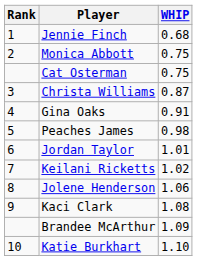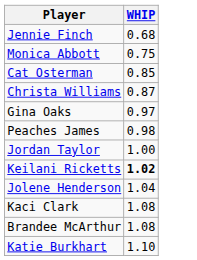- column: (22, 15)
(175, 73) 0.75 -> (141, 73) 0.85
(175, 111) 0.91 -> (141, 111) 0.97
(175, 150) 1.01 -> (141, 150) 1.00
(175, 169) normal -> (141, 169) bold
(175, 188) 1.06 -> (141, 188) 1.04
(175, 227) 1.09 -> (141, 227) 1.08
